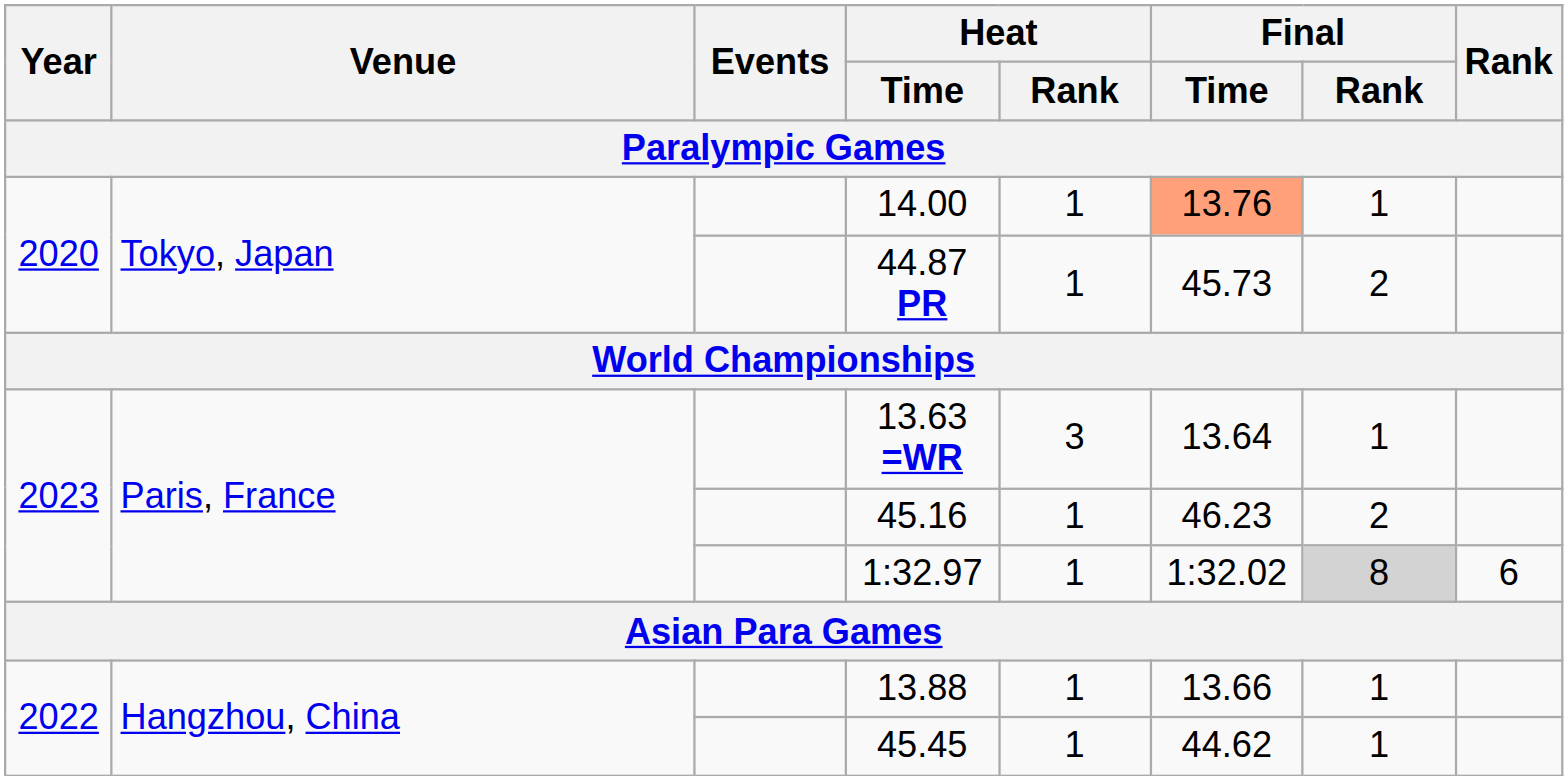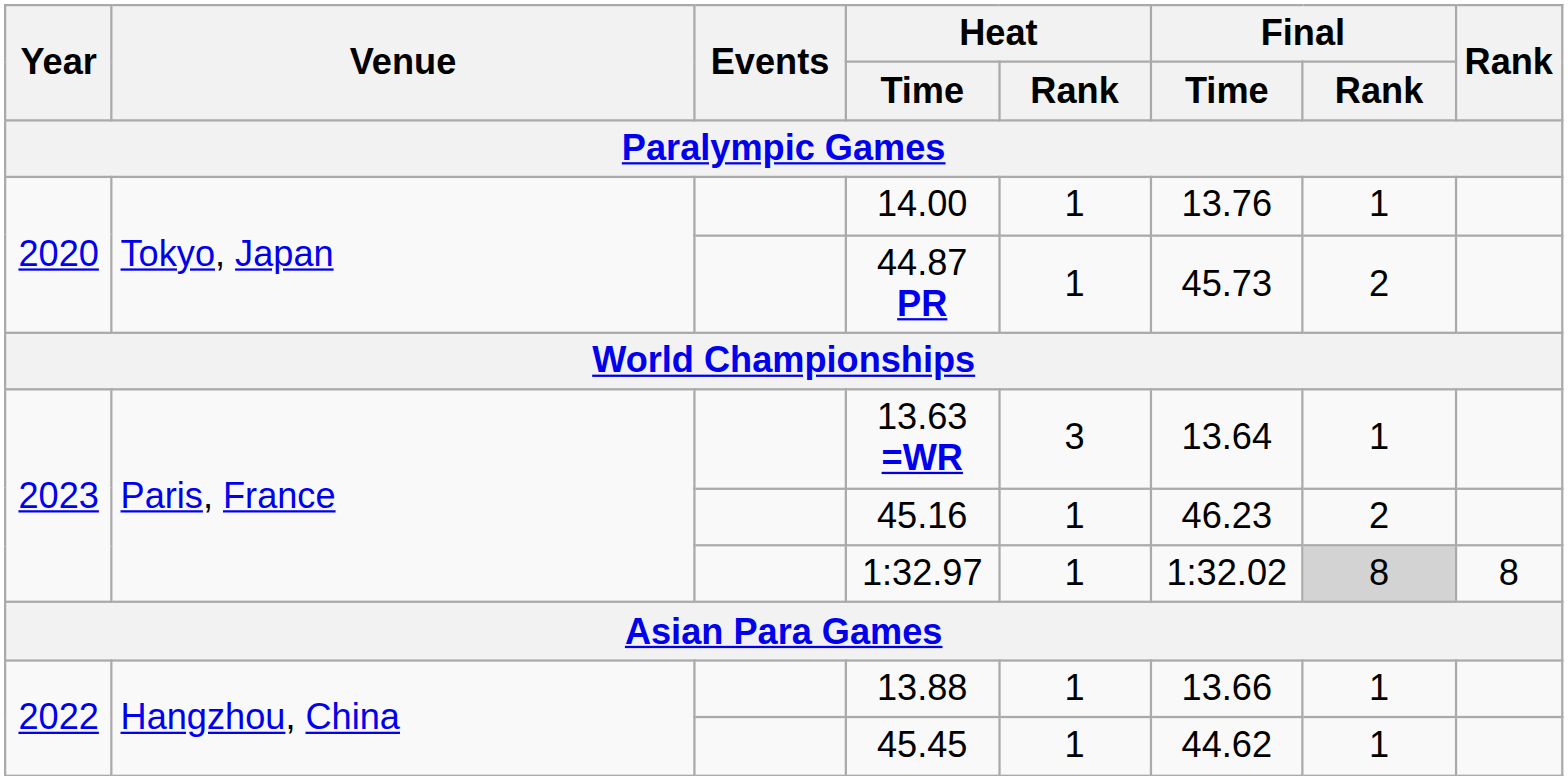(1227, 205) lightsalmon background -> (1227, 205) no background
(1509, 573) 6 -> (1509, 573) 8
